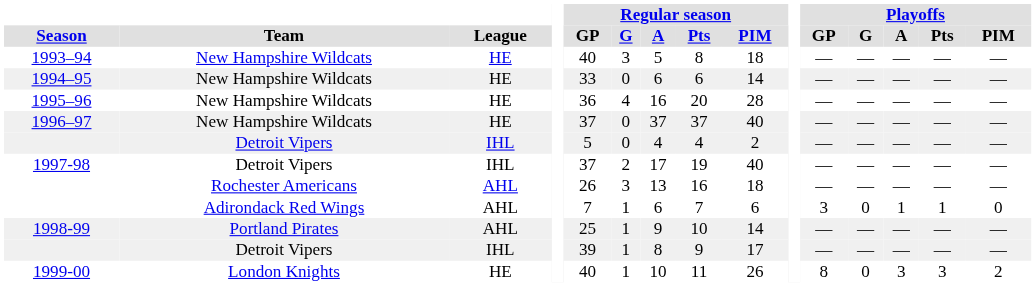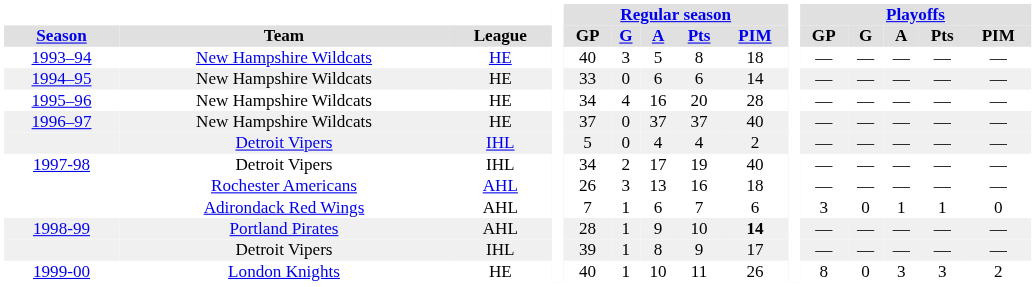(588, 100) 36 -> (588, 100) 34
(588, 164) 37 -> (588, 164) 34
(588, 228) 25 -> (588, 228) 28
(755, 228) normal -> (755, 228) bold
